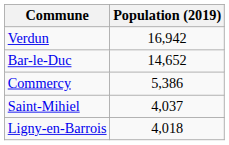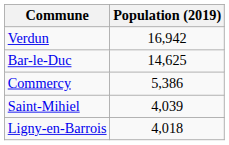(167, 60) 14,652 -> (167, 60) 14,625
(167, 106) 4,037 -> (167, 106) 4,039
